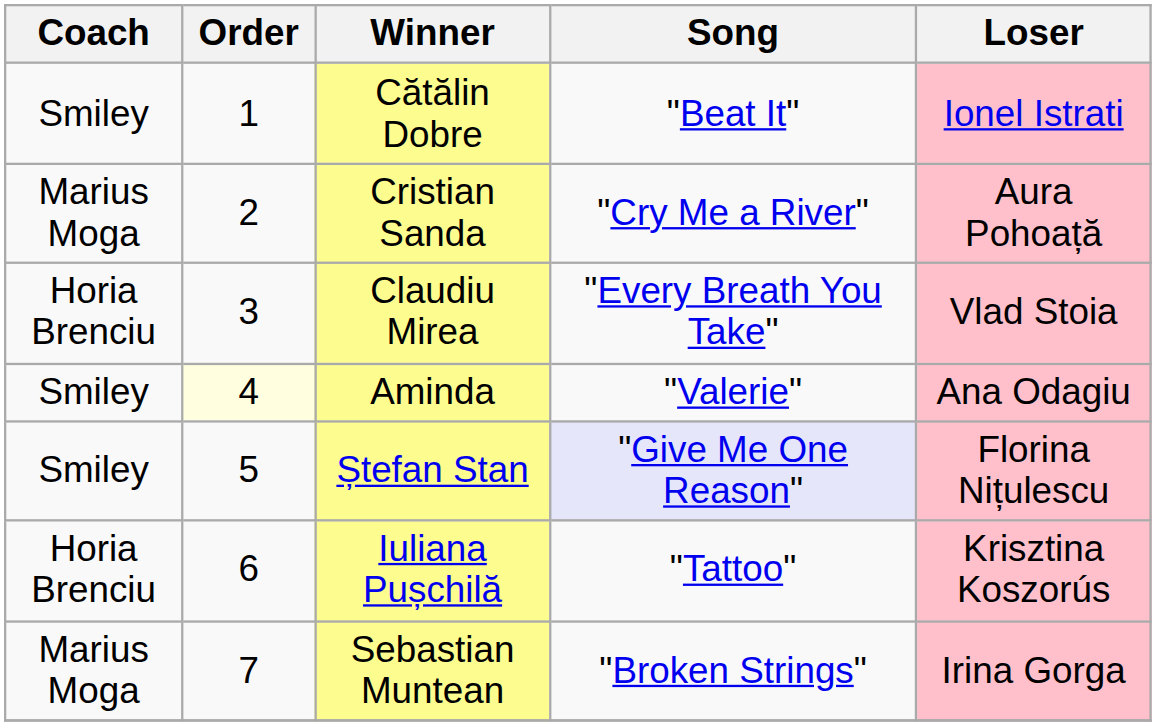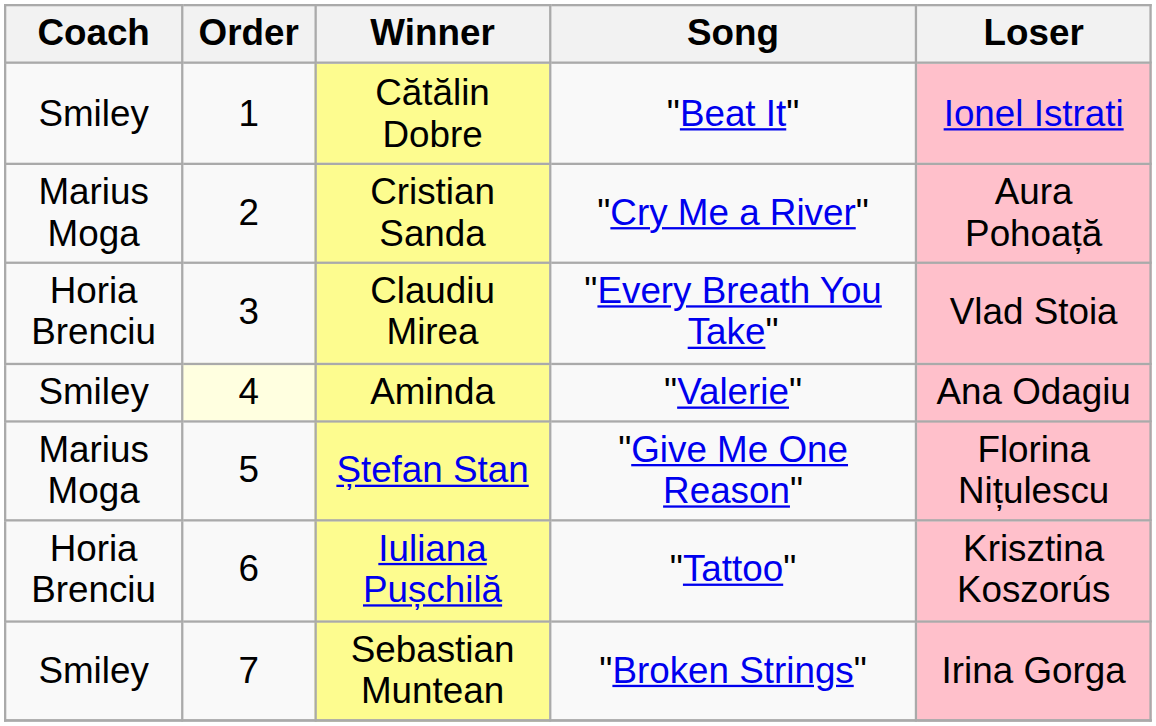(94, 470) Smiley -> (94, 470) Marius Moga
(733, 470) lavender background -> (733, 470) no background
(94, 669) Marius Moga -> (94, 669) Smiley
